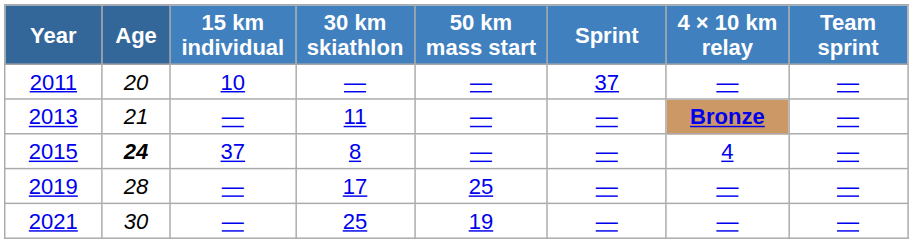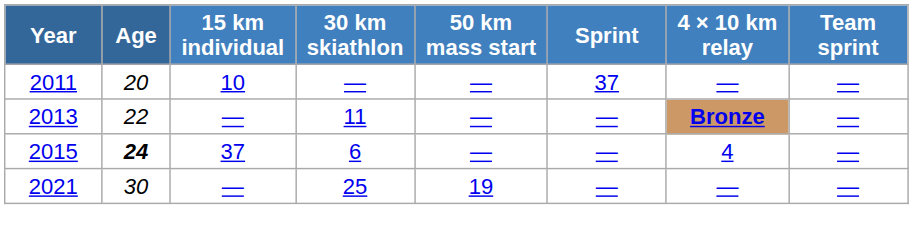(136, 117) 21 -> (136, 117) 22
(355, 152) 8 -> (355, 152) 6
- row: (53, 187)
